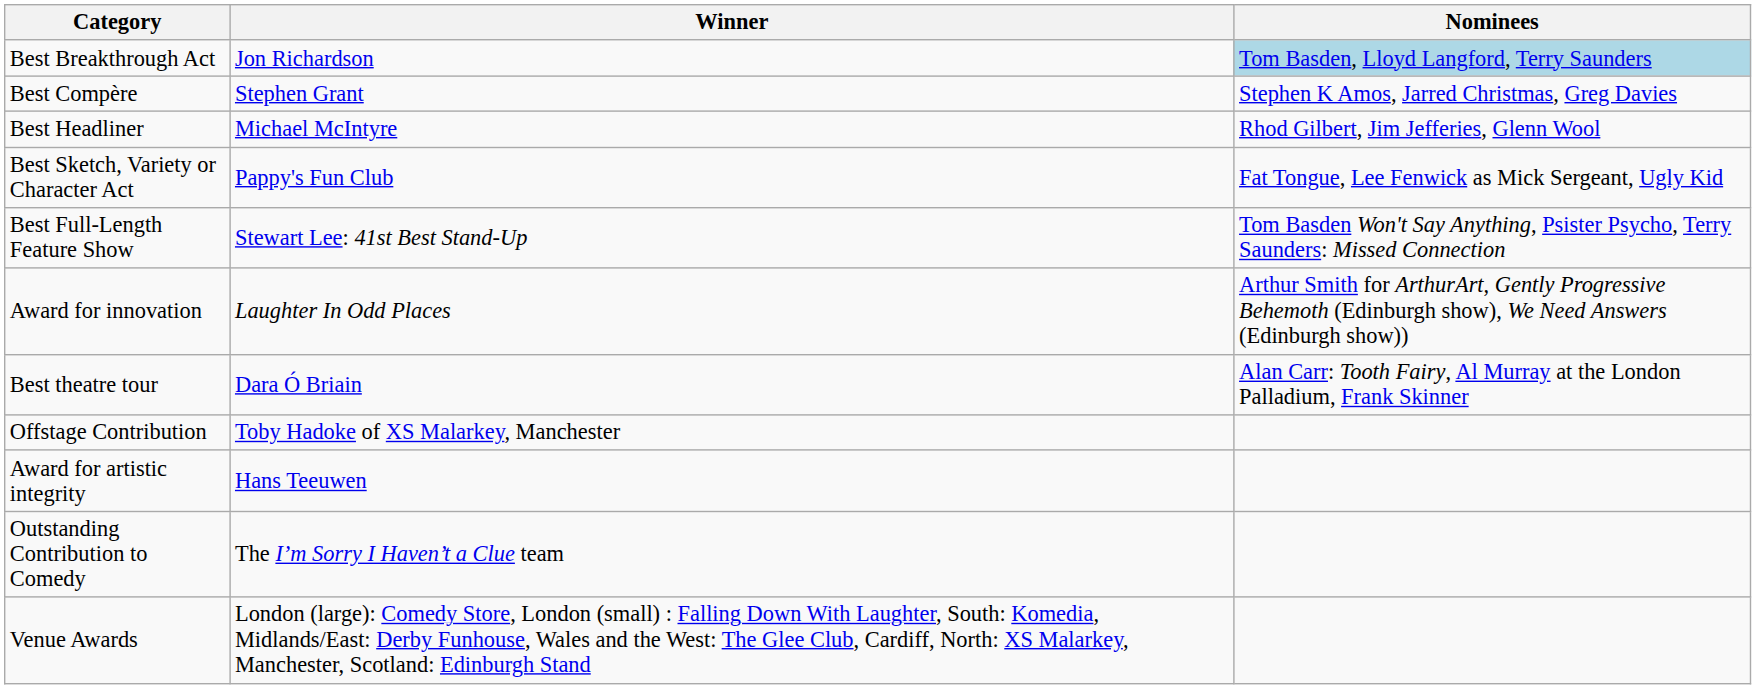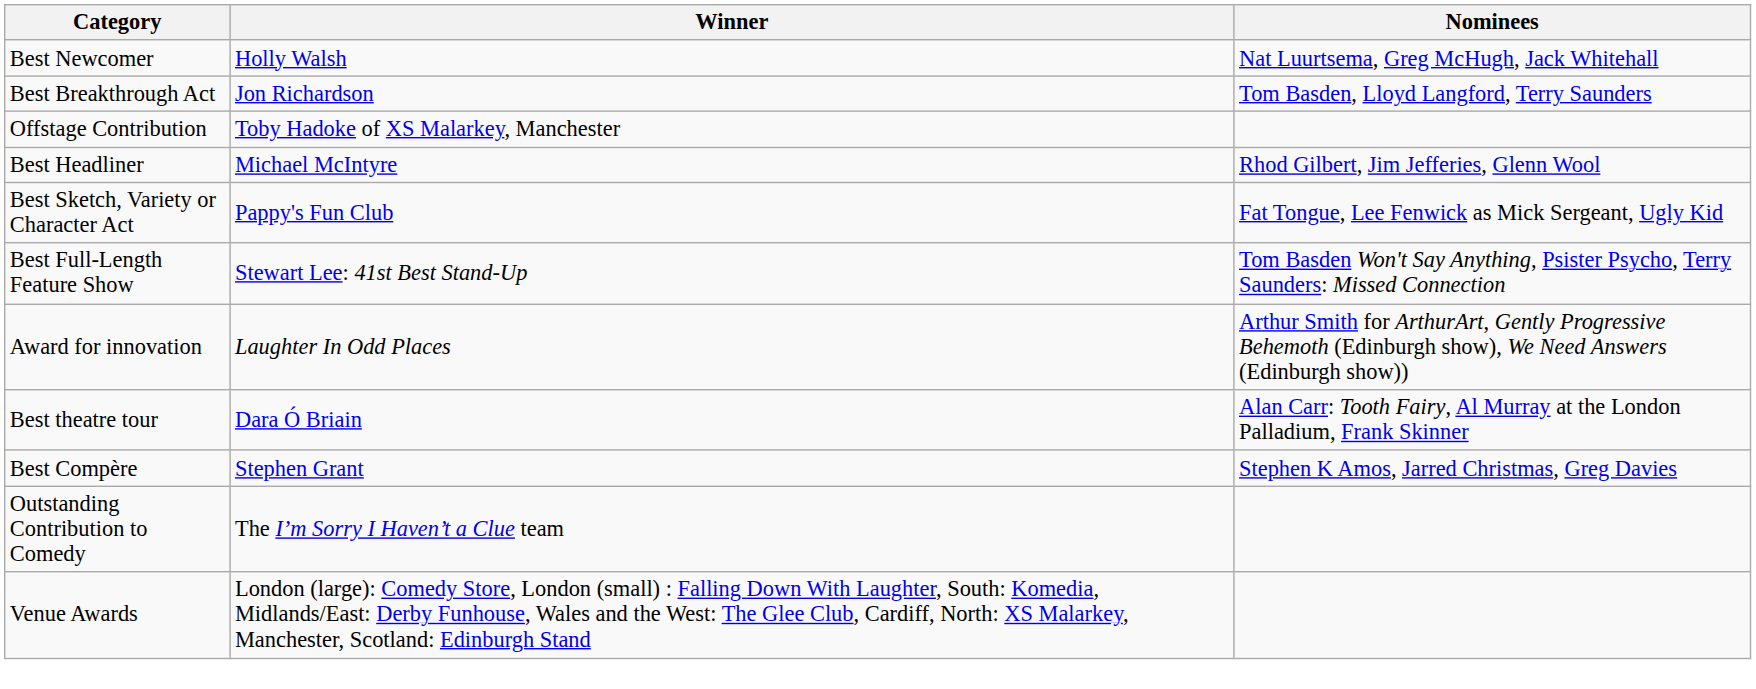+ row: (82, 57)
(1445, 57) lightblue background -> (1445, 93) no background
rows swapped: (74, 93) <-> (108, 432)
- row: (88, 480)
